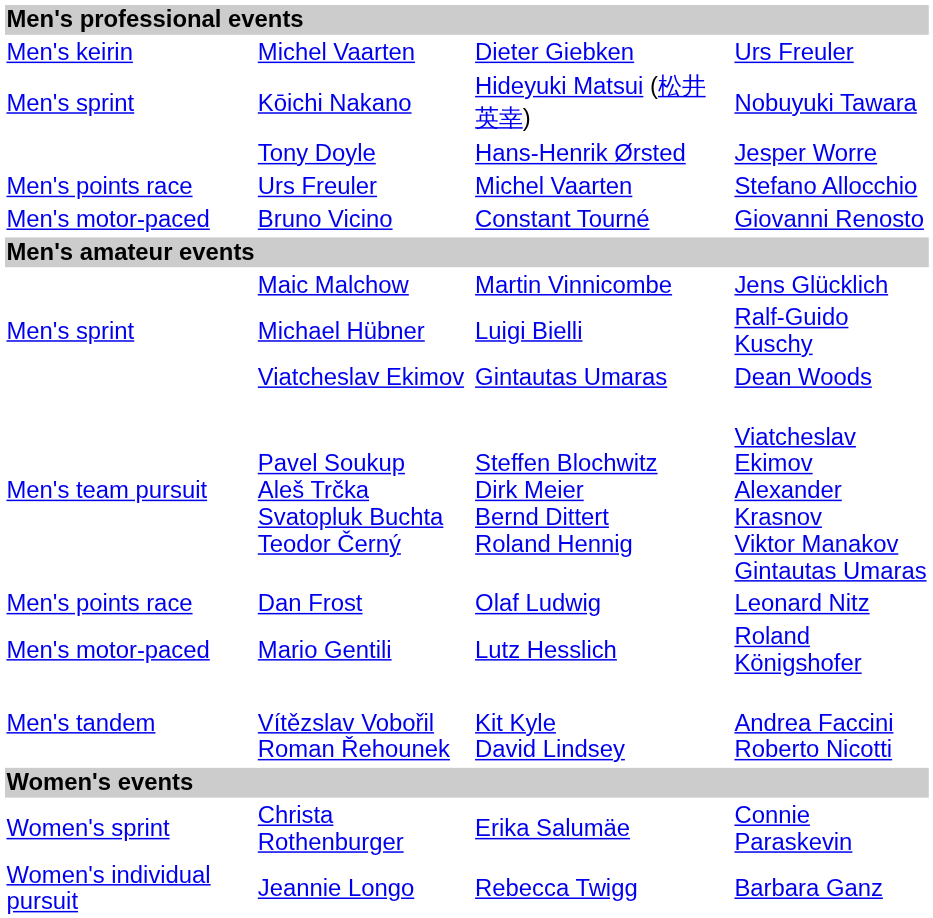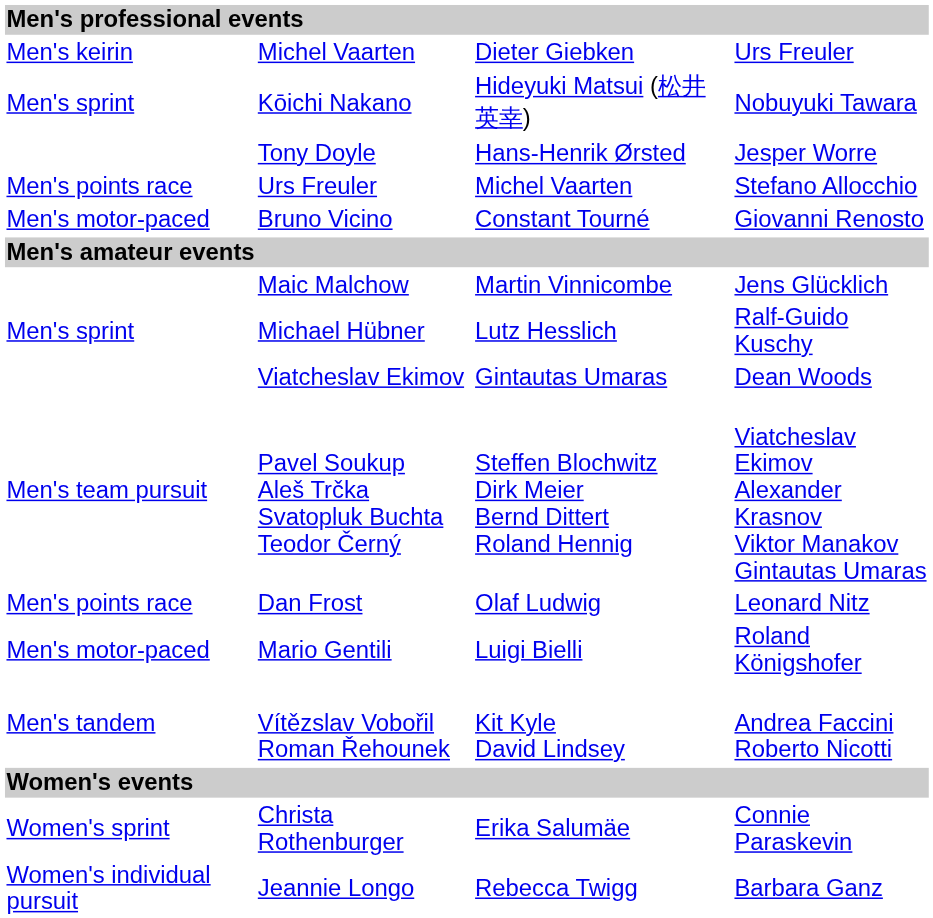(529, 331) Luigi Bielli -> (546, 331) Lutz Hesslich
(546, 649) Lutz Hesslich -> (529, 649) Luigi Bielli
